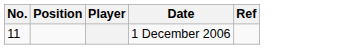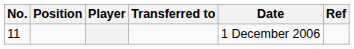+ column: (173, 14)
